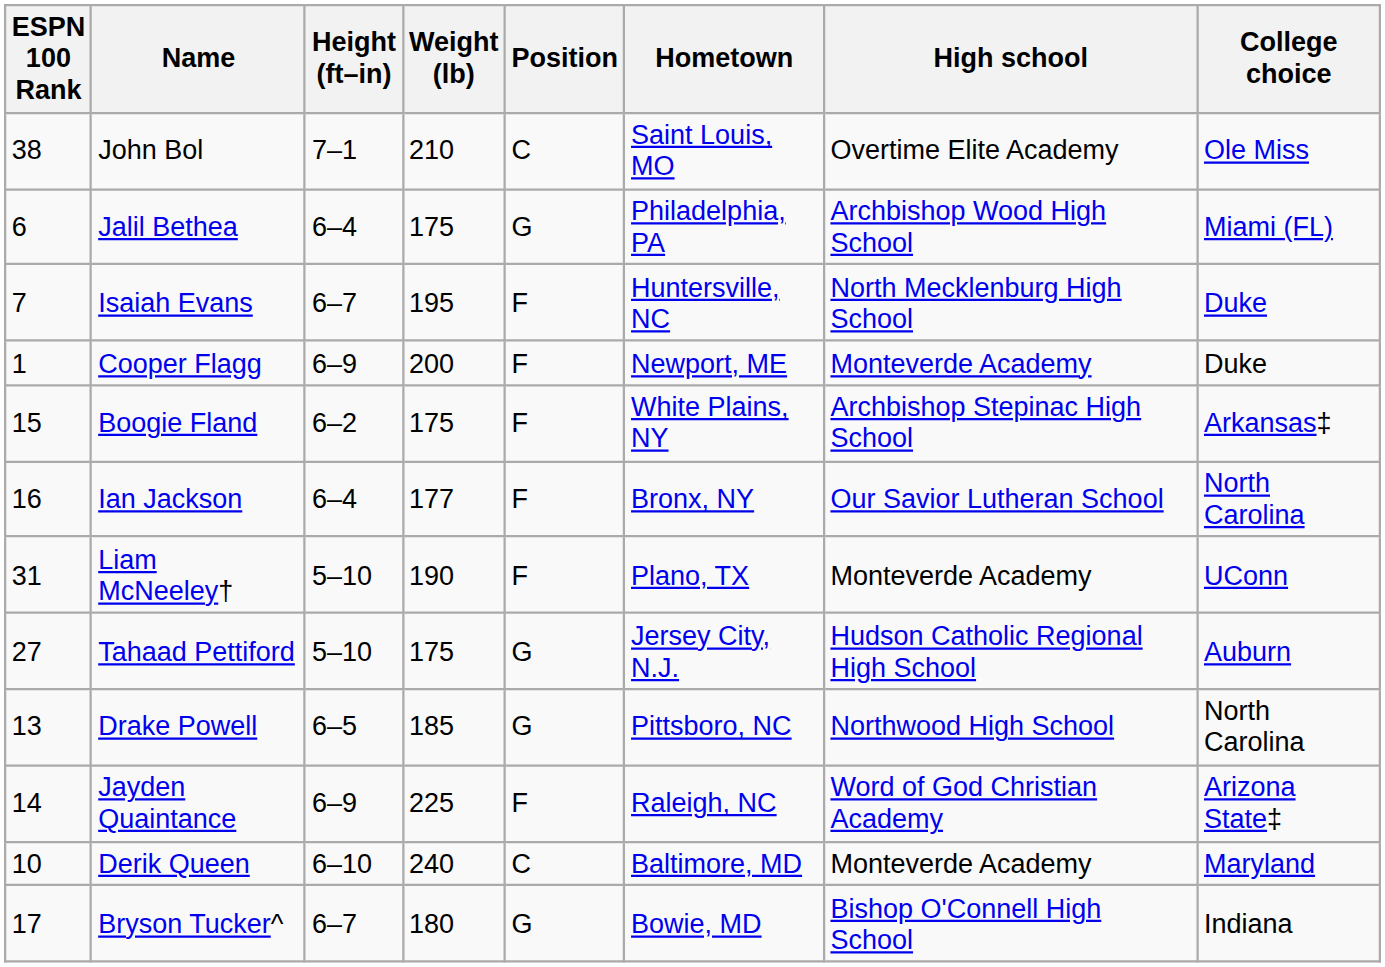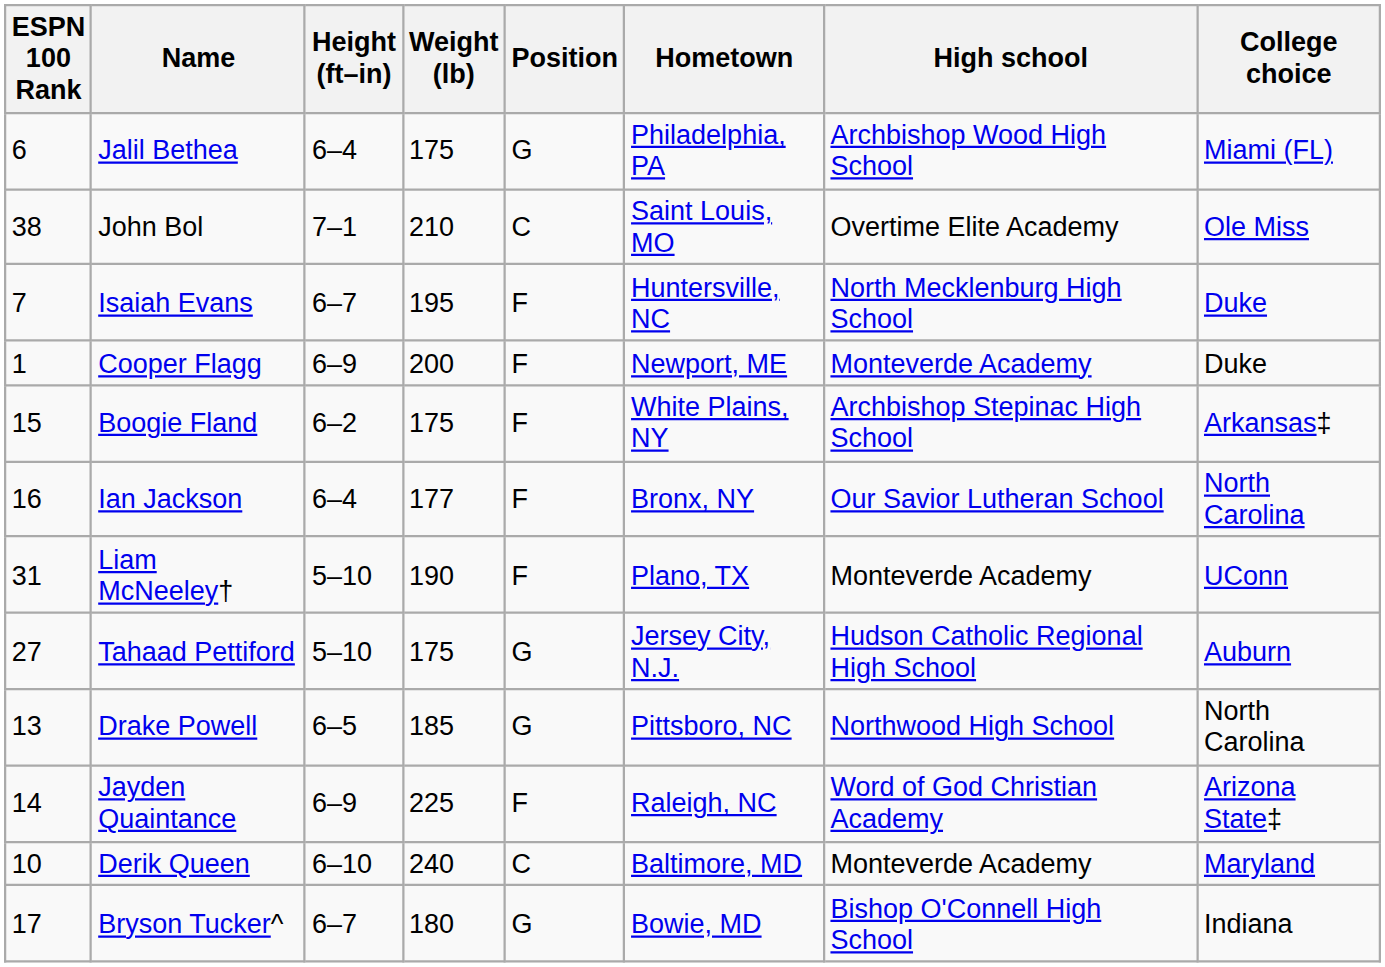rows swapped: (168, 227) <-> (151, 151)
